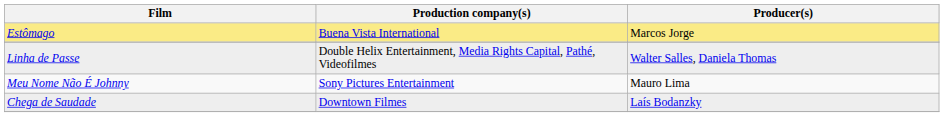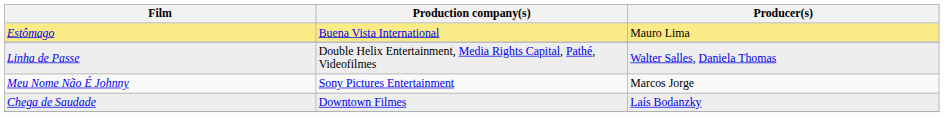(662, 32) Marcos Jorge -> (660, 32) Mauro Lima
(660, 83) Mauro Lima -> (662, 83) Marcos Jorge
